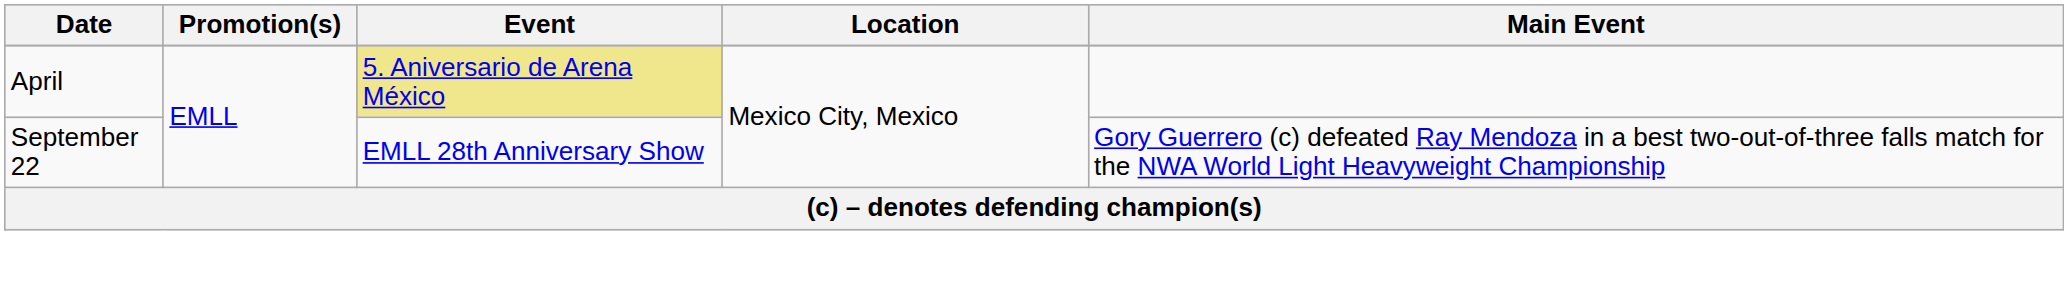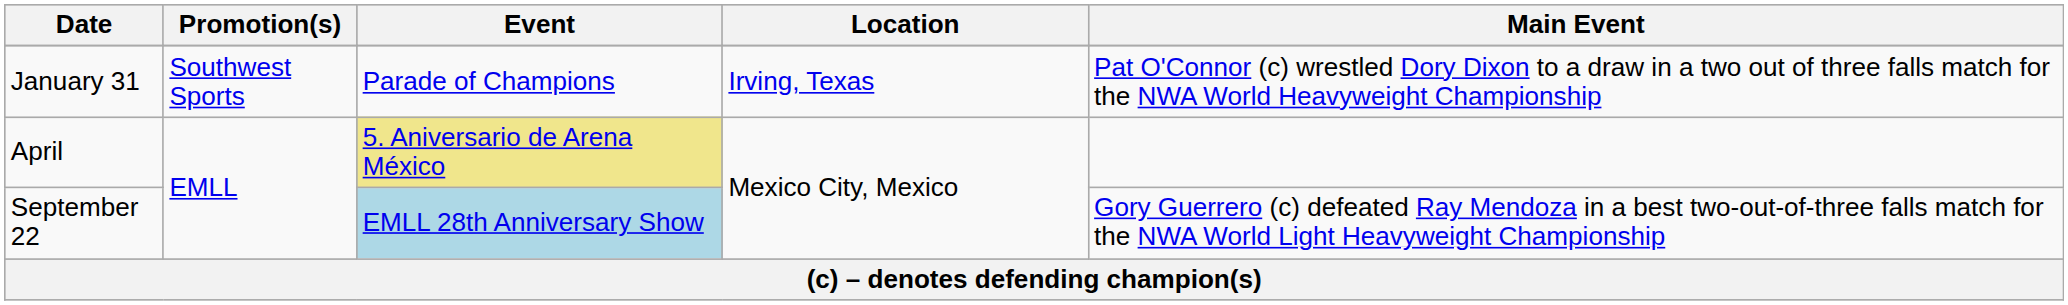+ row: (75, 81)
(533, 151) no background -> (533, 222) lightblue background
